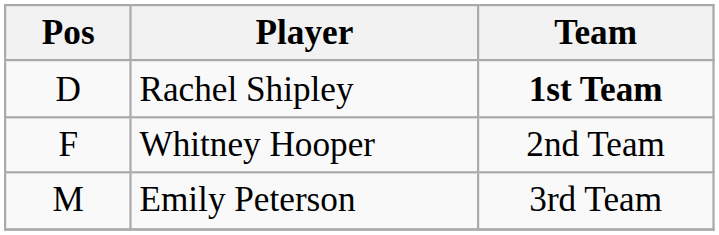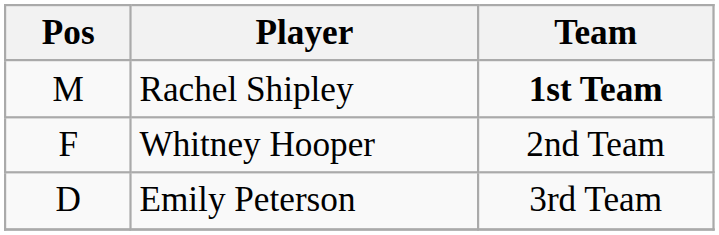(68, 88) D -> (68, 88) M
(68, 199) M -> (68, 199) D
